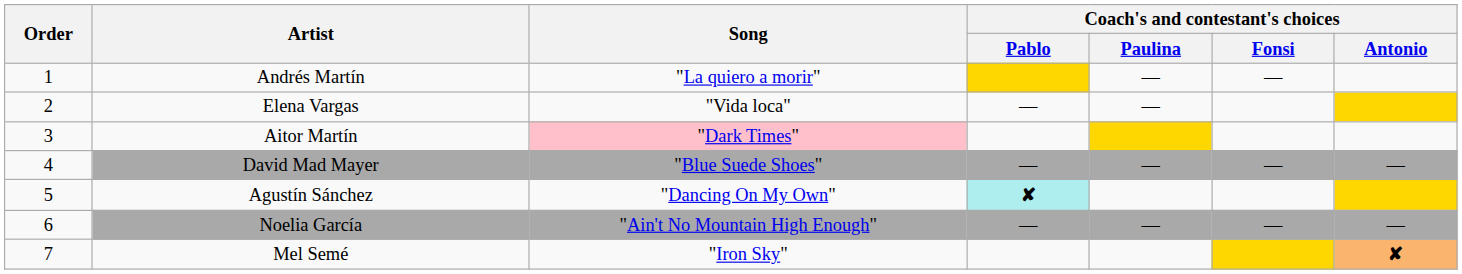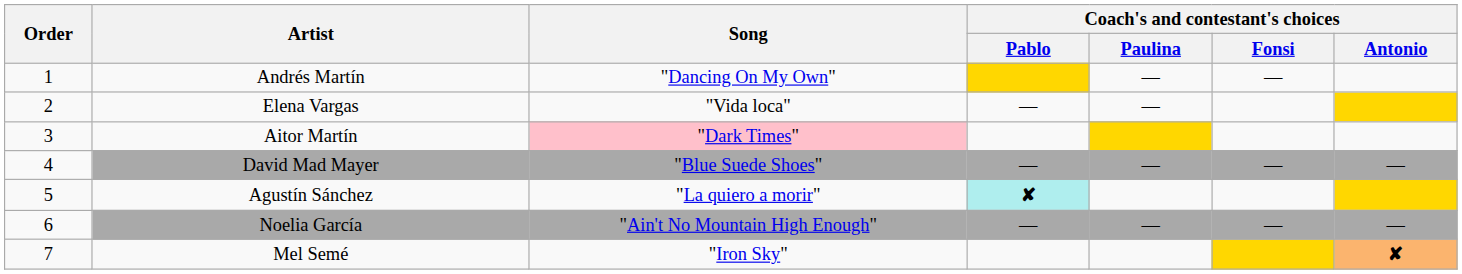(748, 77) "La quiero a morir" -> (748, 77) "Dancing On My Own"
(748, 194) "Dancing On My Own" -> (748, 194) "La quiero a morir"
